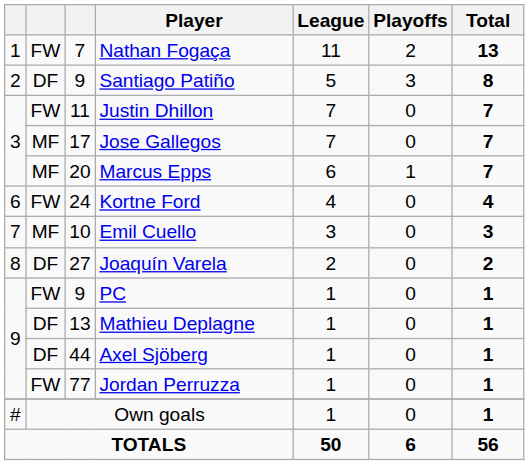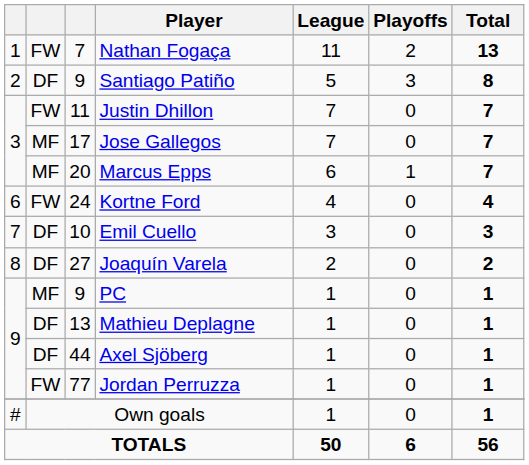(45, 232) MF -> (45, 232) DF
(45, 293) FW -> (45, 293) MF
